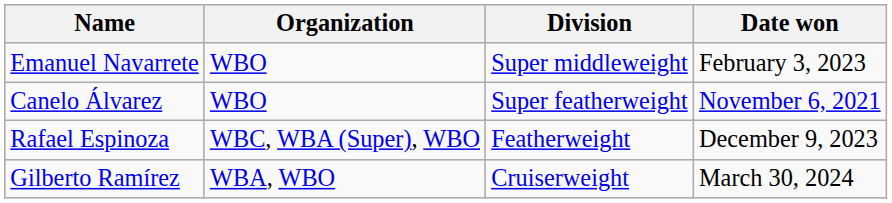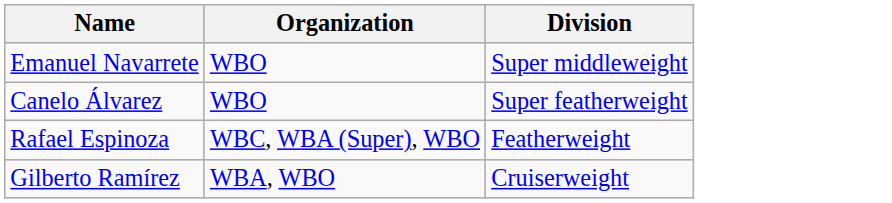- column: (790, 23)
